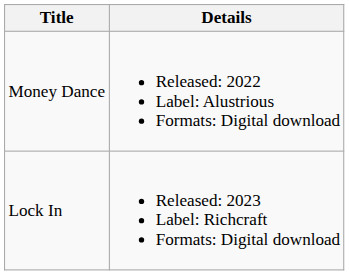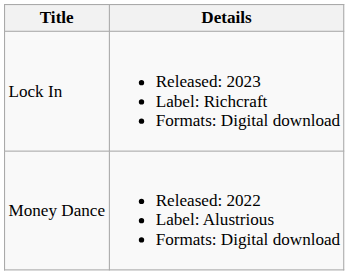rows swapped: (35, 210) <-> (57, 91)
